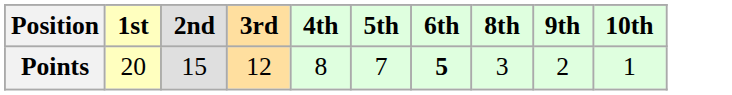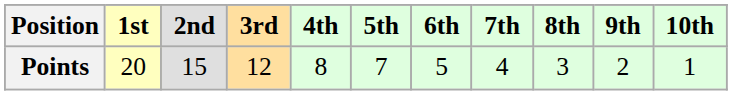+ column: (502, 25)
(442, 67) bold -> (442, 67) normal
